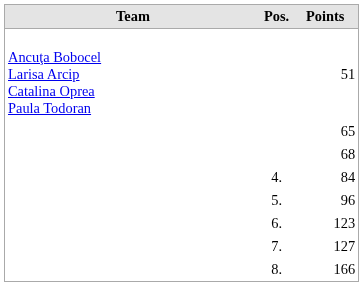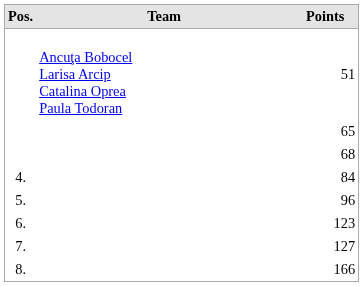columns swapped: (277, 16) <-> (133, 16)
